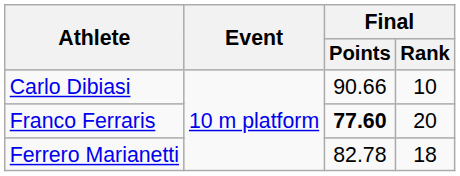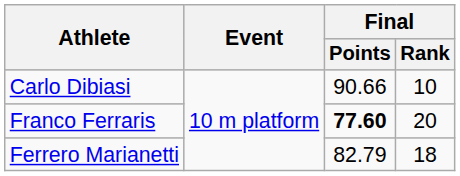(360, 155) 82.78 -> (360, 155) 82.79
